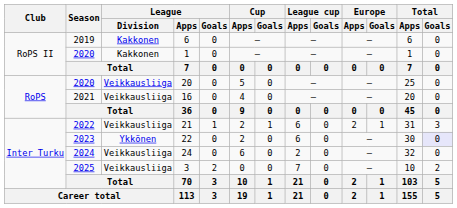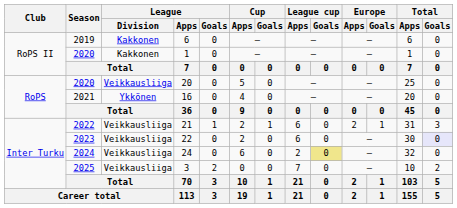(138, 97) Veikkausliiga -> (138, 97) Ykkönen
(138, 139) Ykkönen -> (138, 139) Veikkausliiga
(326, 153) no background -> (326, 153) khaki background
